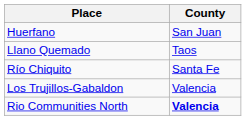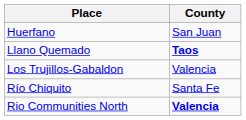(184, 50) normal -> (185, 50) bold
rows swapped: (65, 87) <-> (39, 69)
